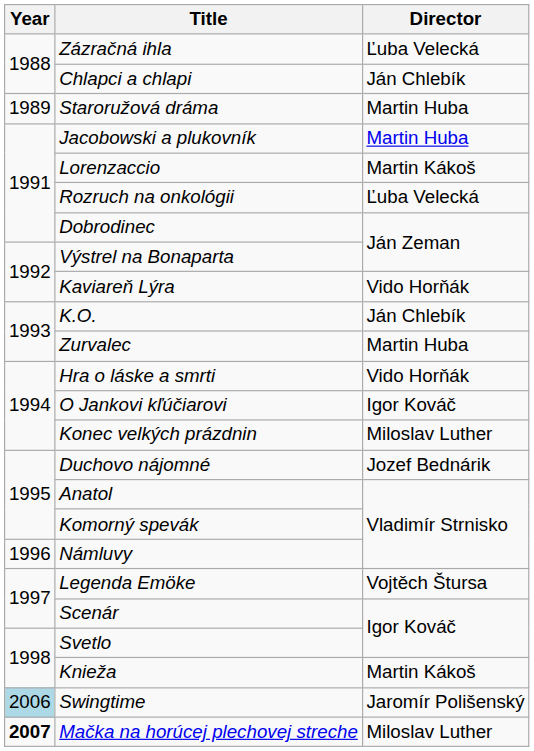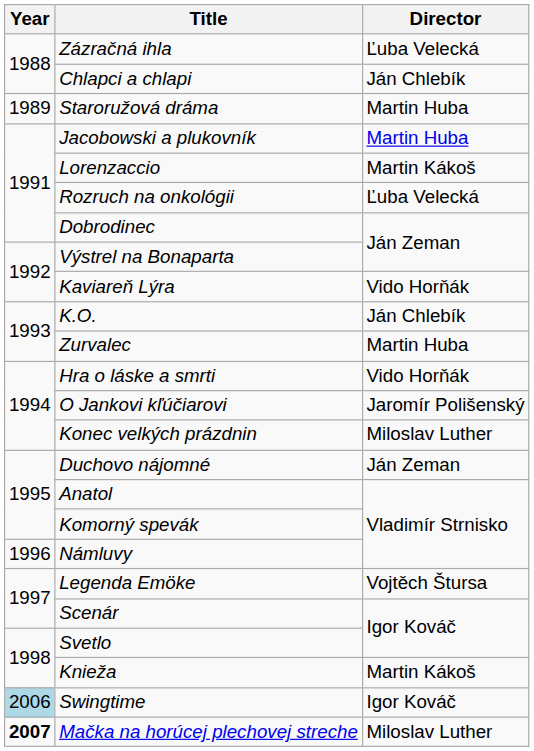(411, 405) Igor Kováč -> (446, 405) Jaromír Polišenský
(428, 464) Jozef Bednárik -> (413, 464) Ján Zeman
(446, 702) Jaromír Polišenský -> (411, 702) Igor Kováč
